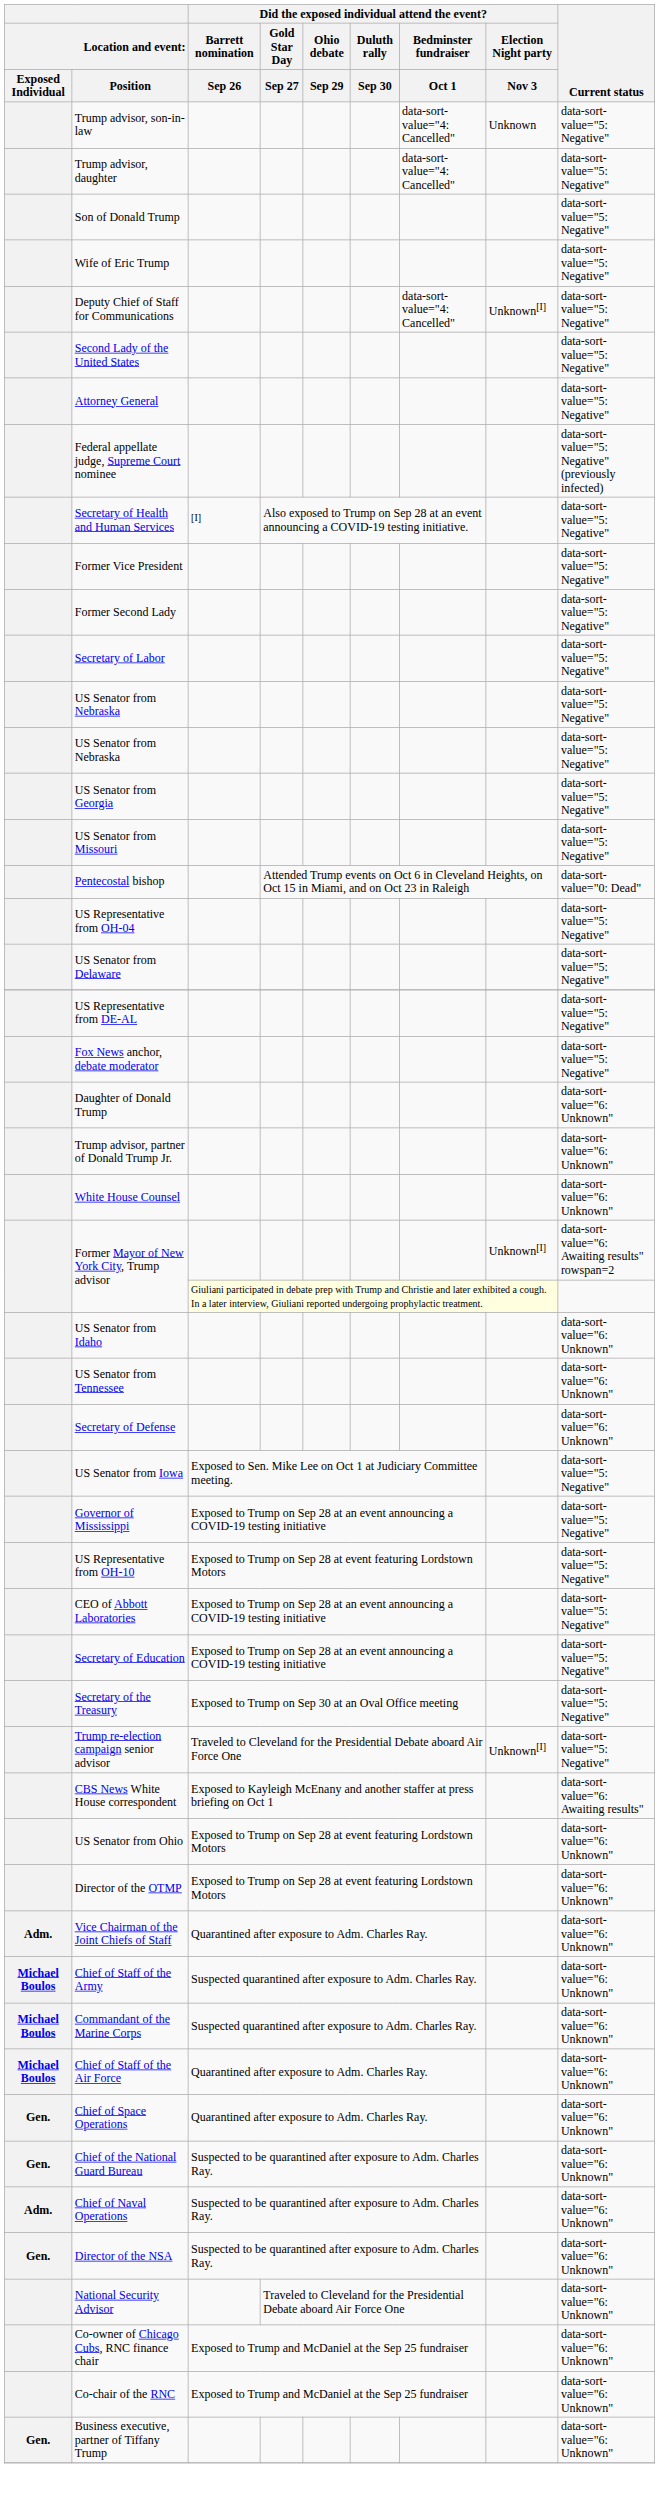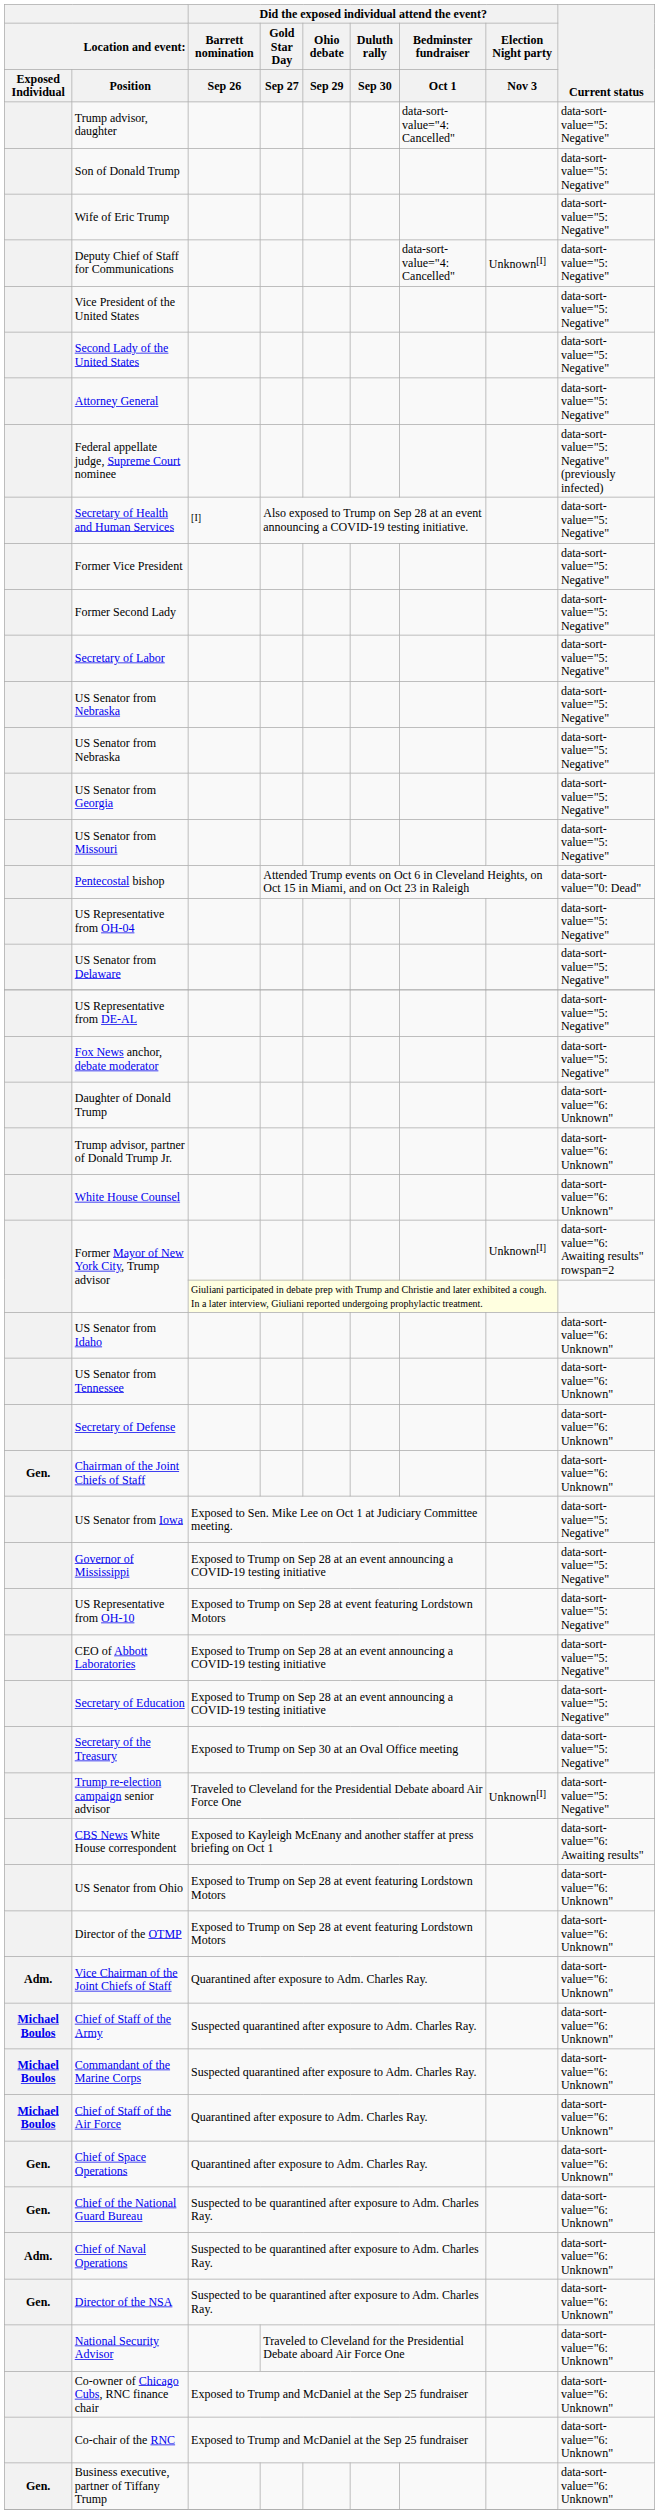- row: (130, 125)
+ row: (125, 309)
+ row: (127, 1473)
